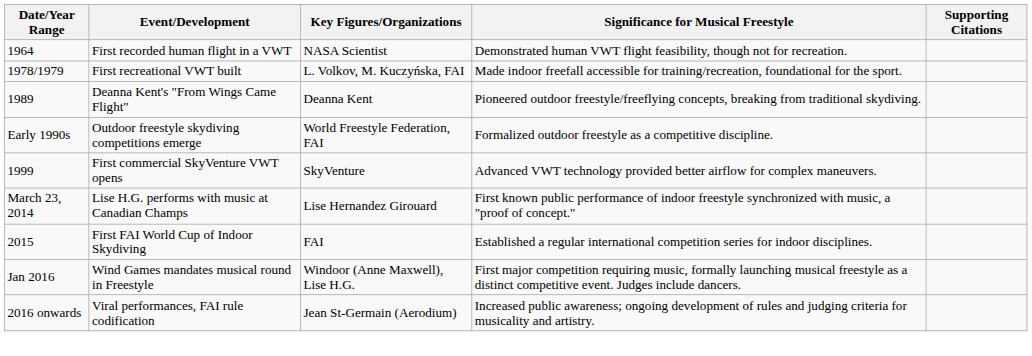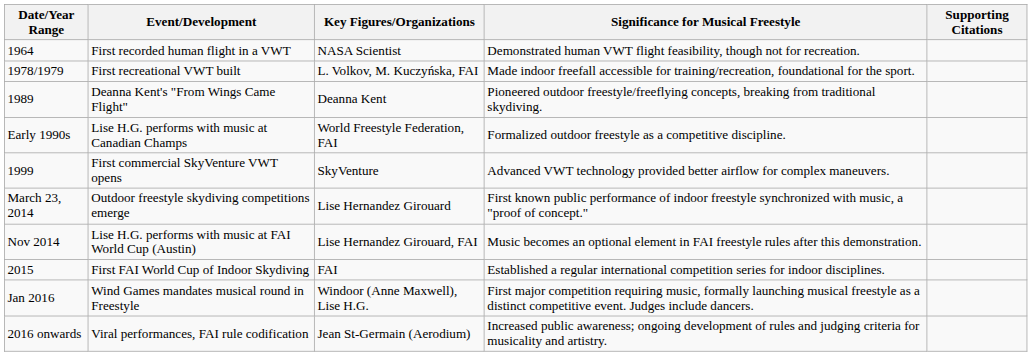(166, 135) Outdoor freestyle skydiving competitions emerge -> (179, 135) Lise H.G. performs with music at Canadian Champs
(180, 206) Lise H.G. performs with music at Canadian Champs -> (200, 206) Outdoor freestyle skydiving competitions emerge
+ row: (33, 241)
